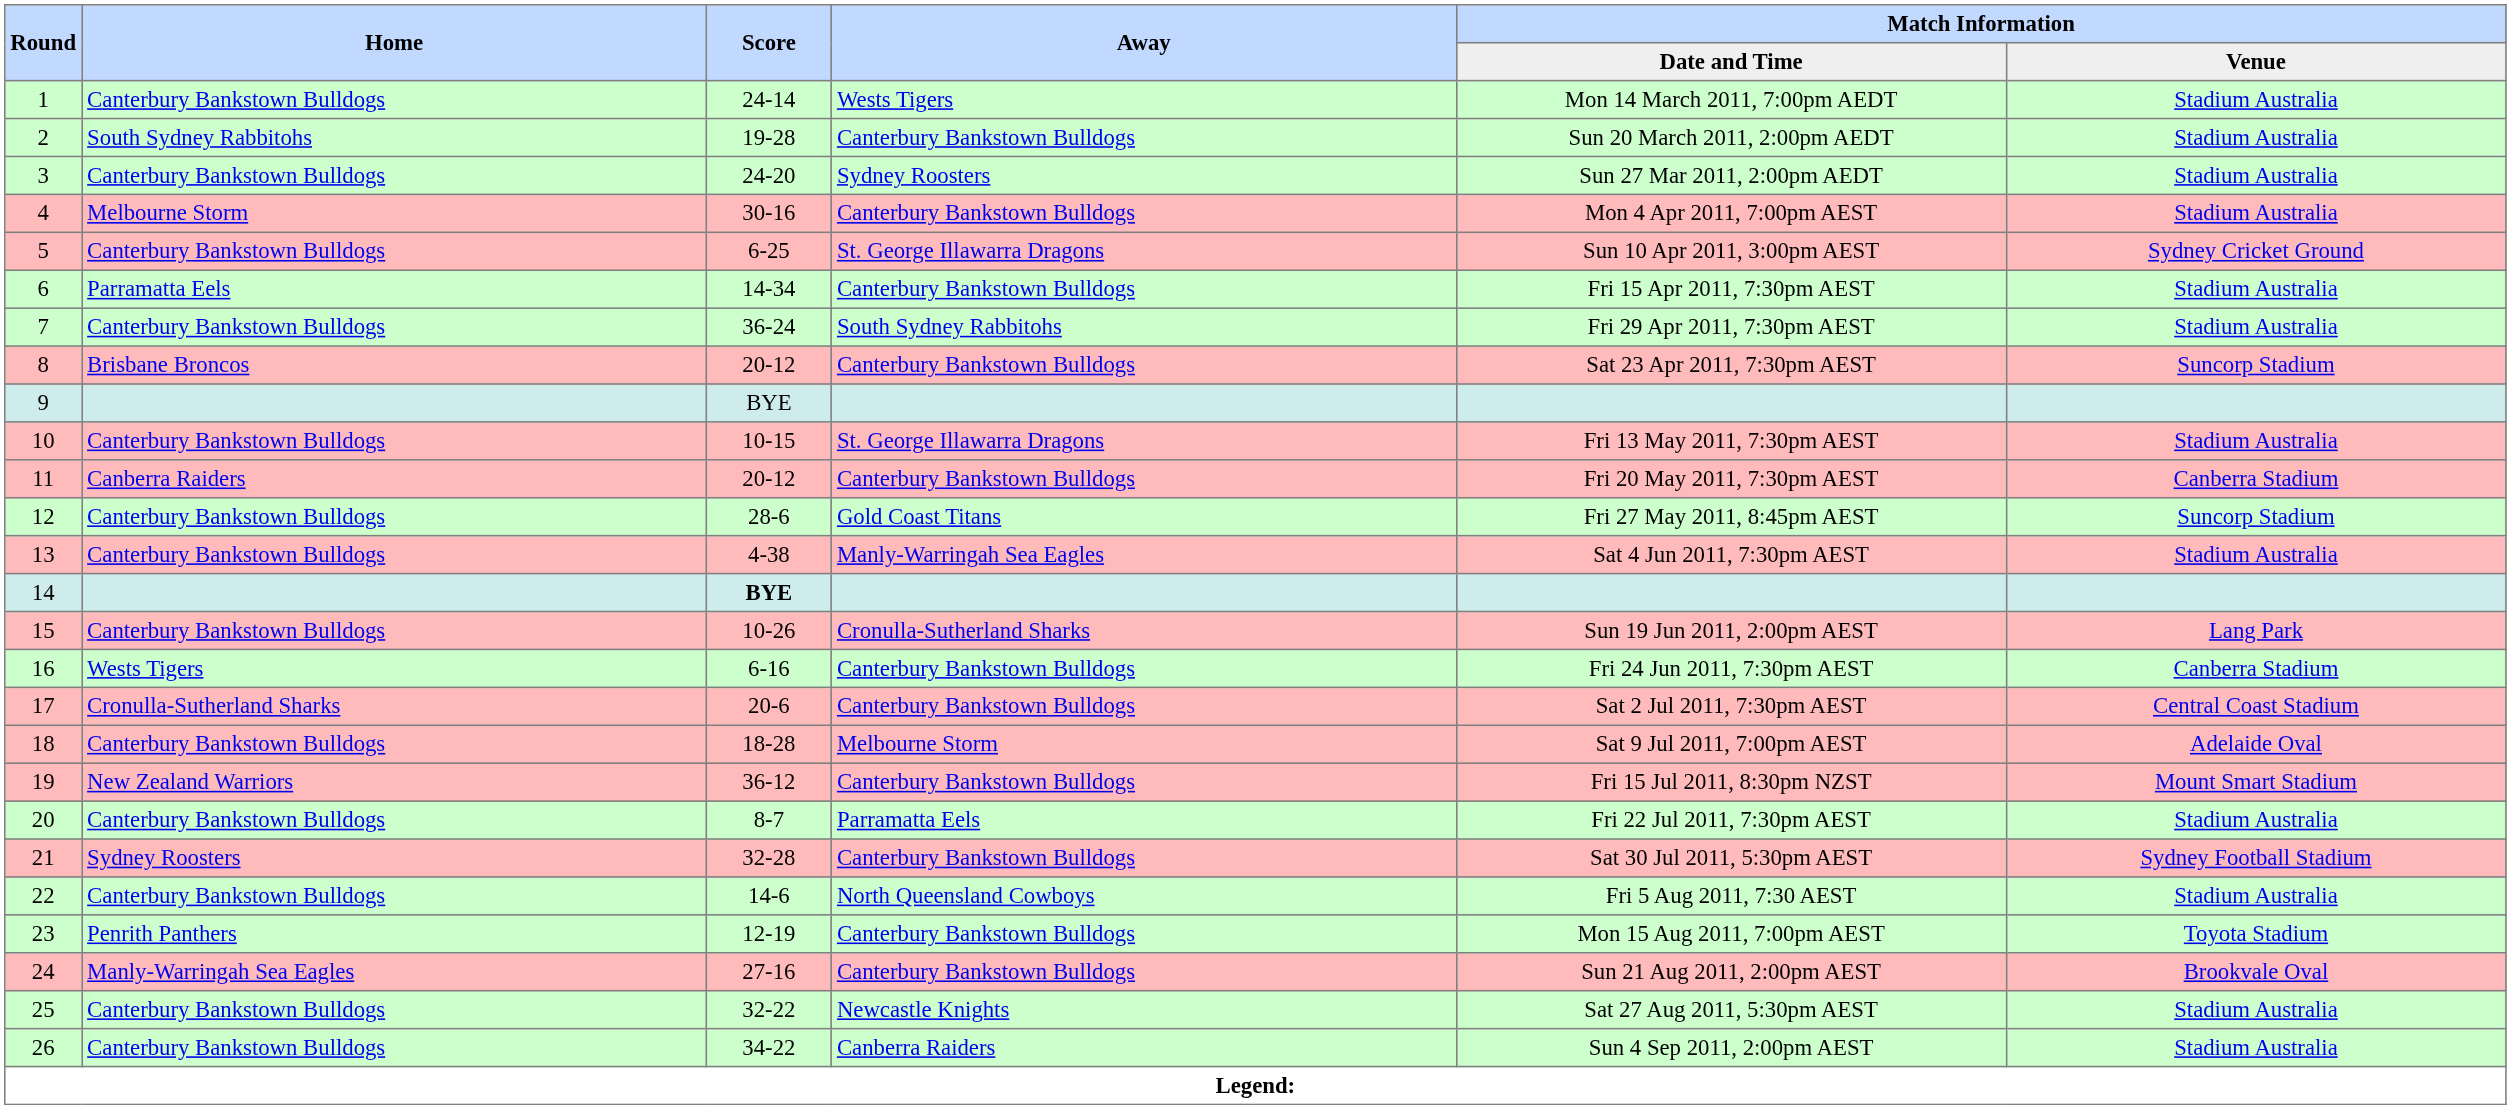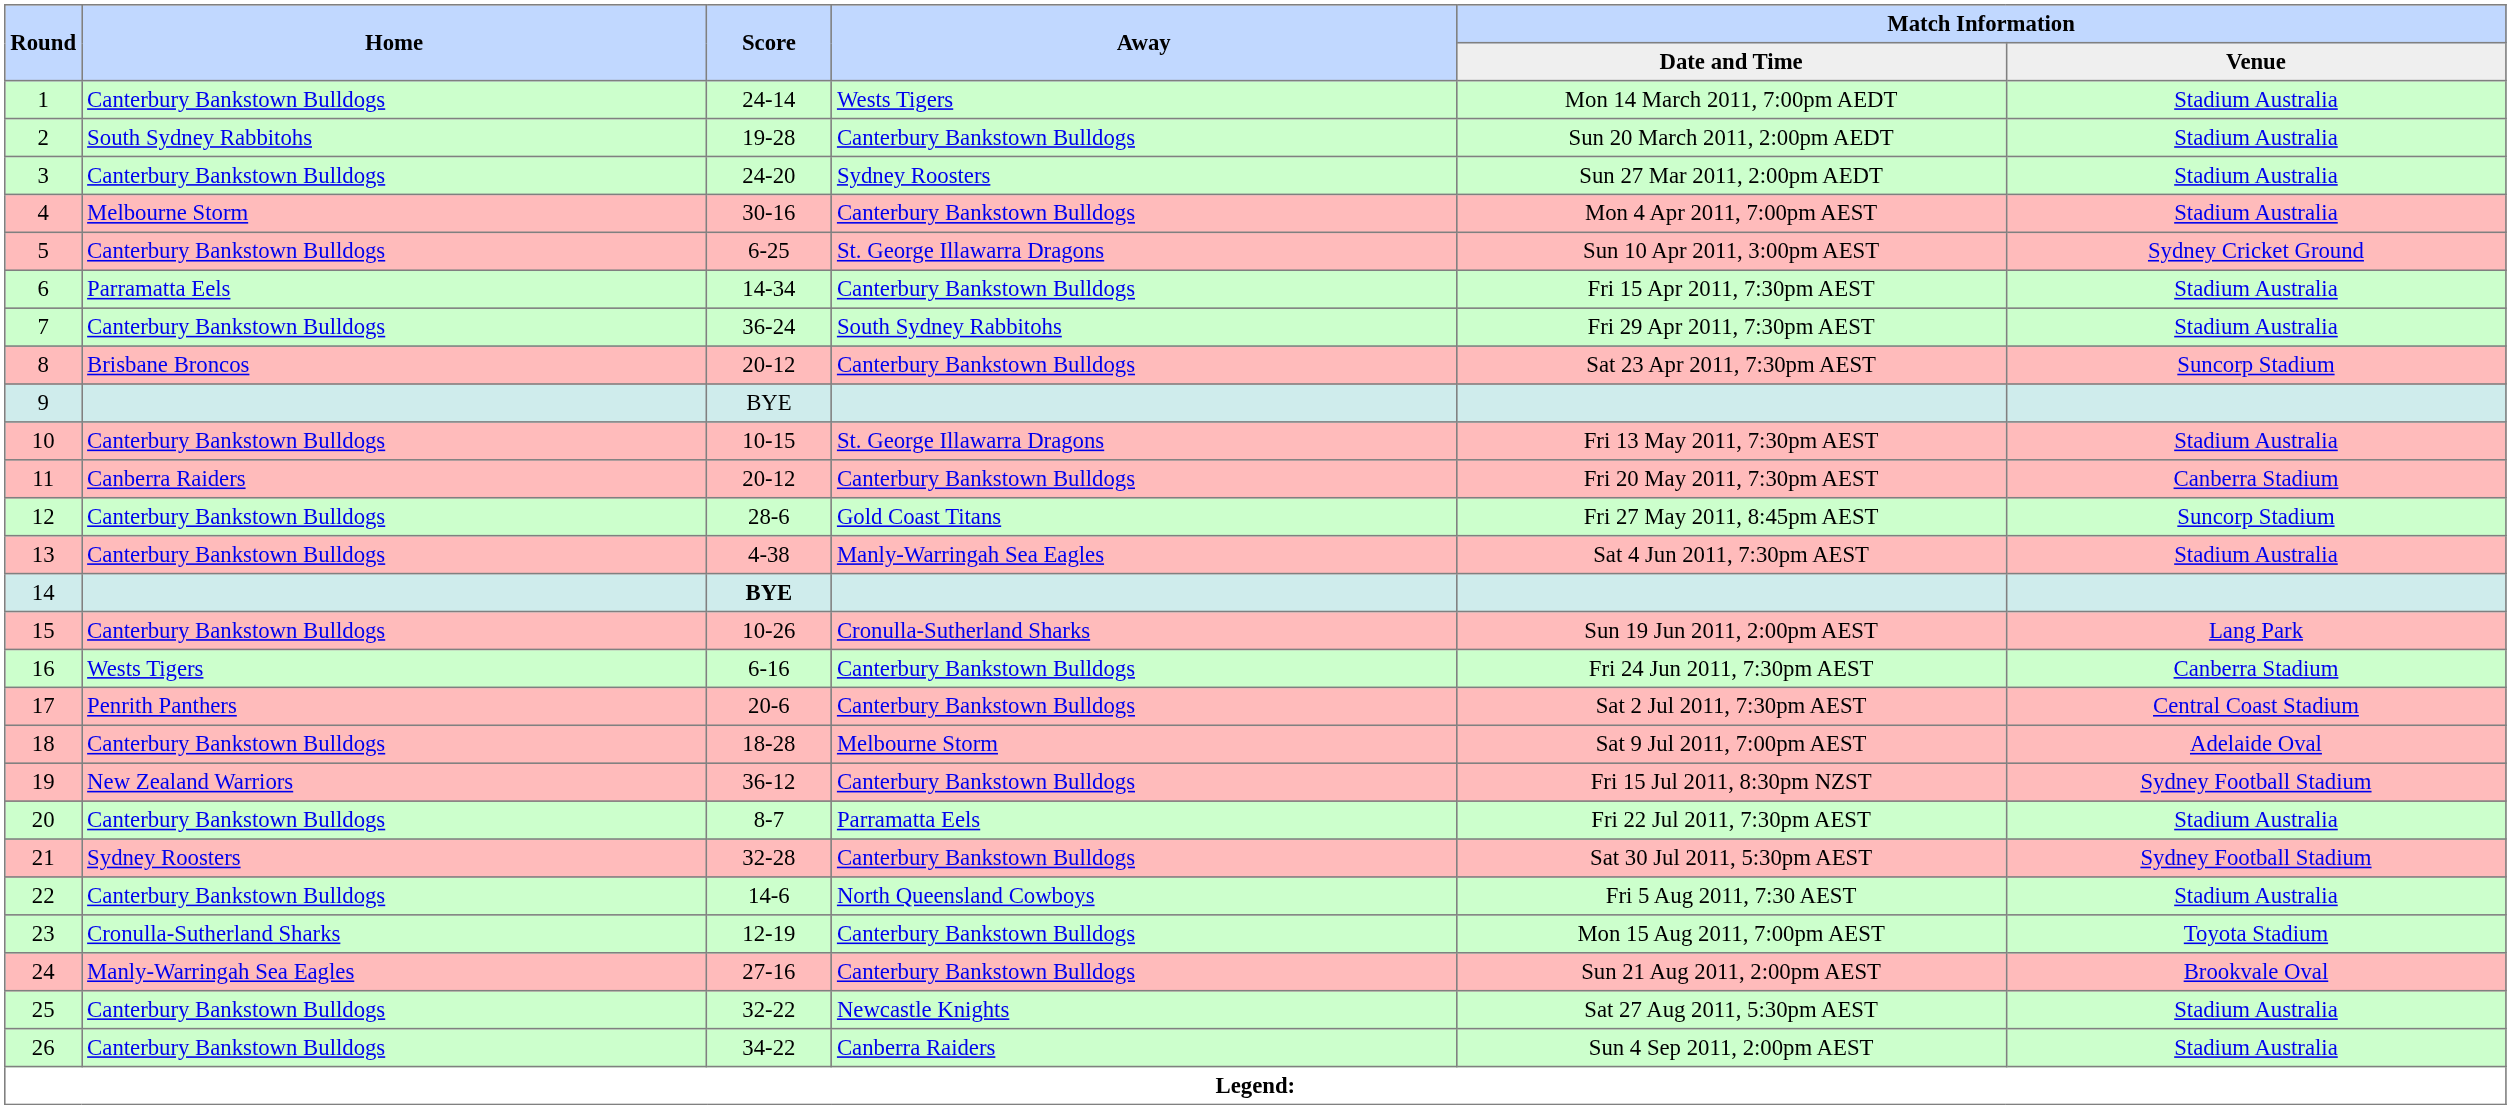(214, 706) Cronulla-Sutherland Sharks -> (162, 706) Penrith Panthers
(2256, 781) Mount Smart Stadium -> (2256, 781) Sydney Football Stadium
(162, 933) Penrith Panthers -> (214, 933) Cronulla-Sutherland Sharks
